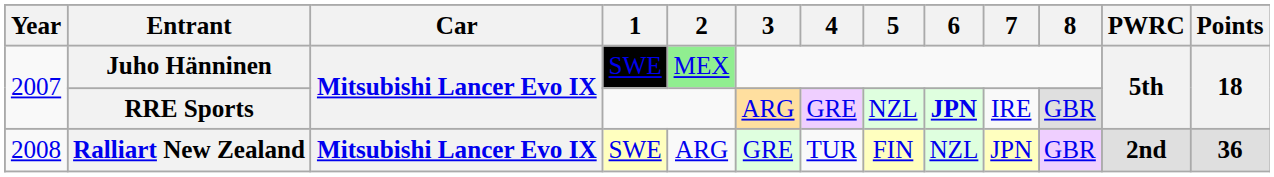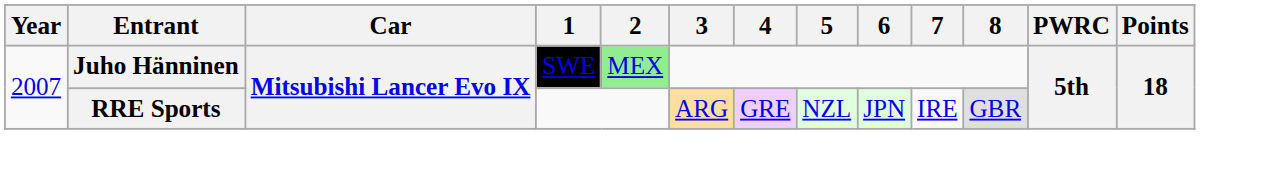(954, 107) bold -> (884, 107) normal
- row: (189, 149)
